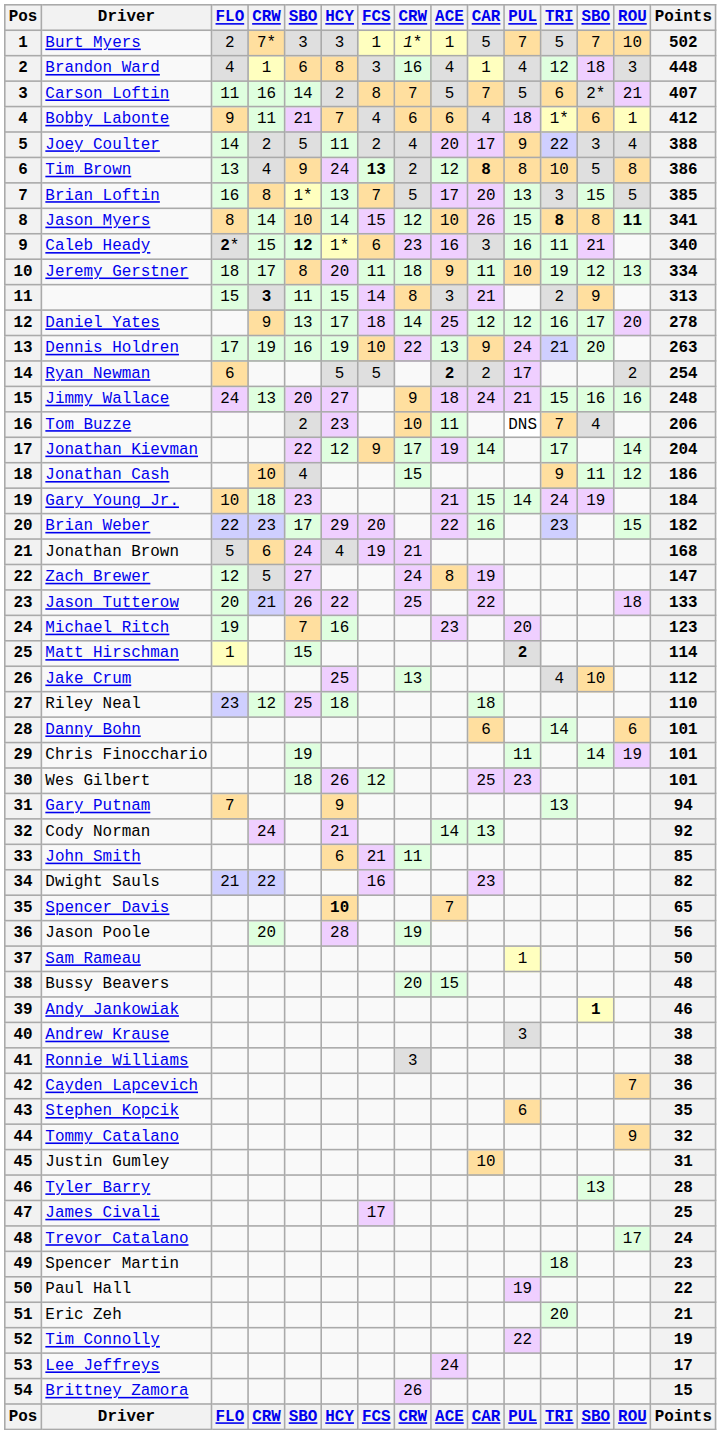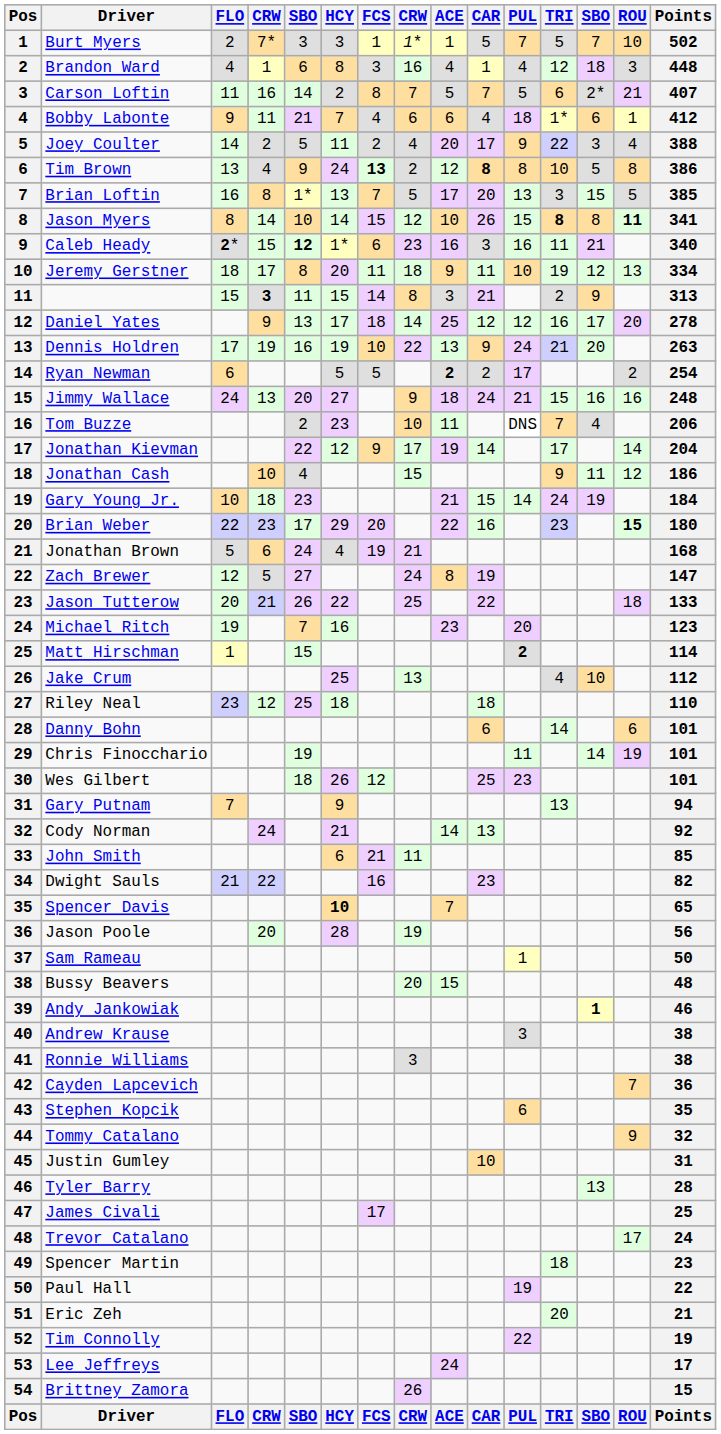(632, 526) normal -> (632, 526) bold
(683, 526) 182 -> (683, 526) 180
